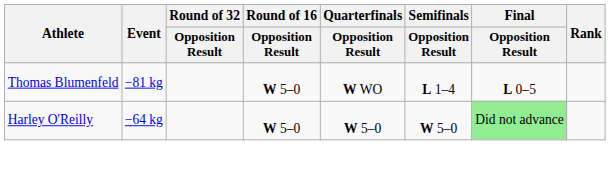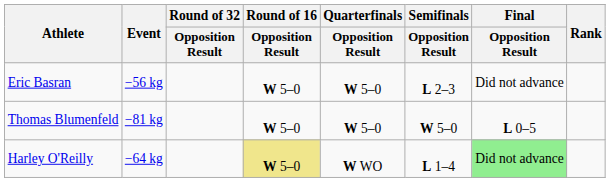+ row: (39, 82)
(363, 90) W WO -> (363, 128) W 5–0
(439, 90) L 1–4 -> (439, 128) W 5–0
(282, 128) no background -> (282, 167) khaki background
(363, 128) W 5–0 -> (363, 167) W WO
(439, 128) W 5–0 -> (439, 167) L 1–4
